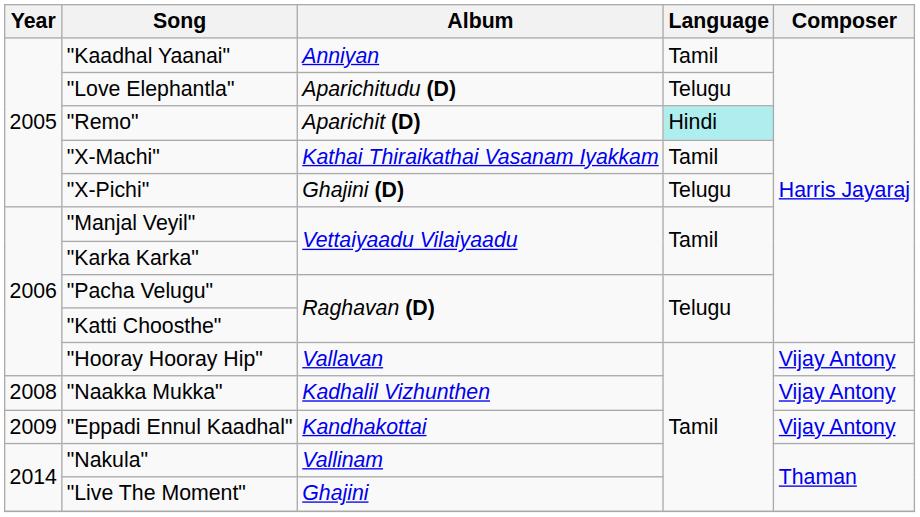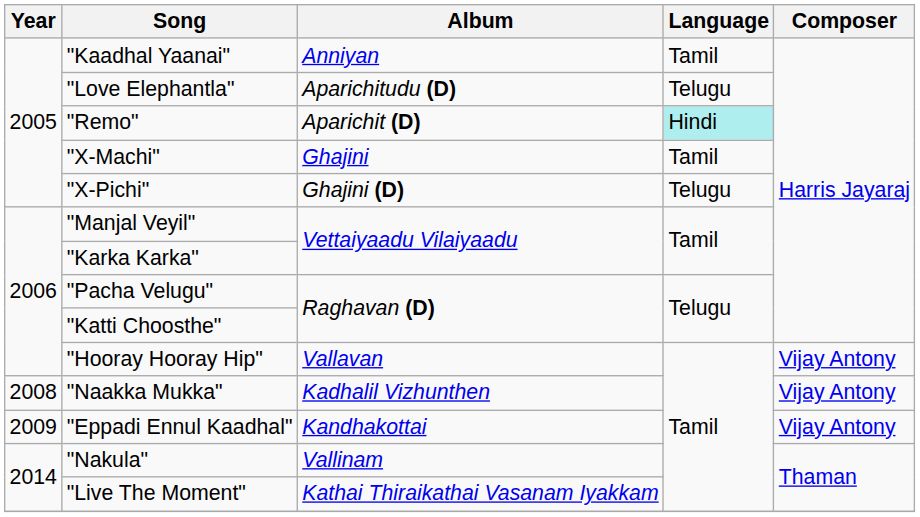(480, 156) Kathai Thiraikathai Vasanam Iyakkam -> (335, 156) Ghajini
(335, 493) Ghajini -> (480, 493) Kathai Thiraikathai Vasanam Iyakkam
